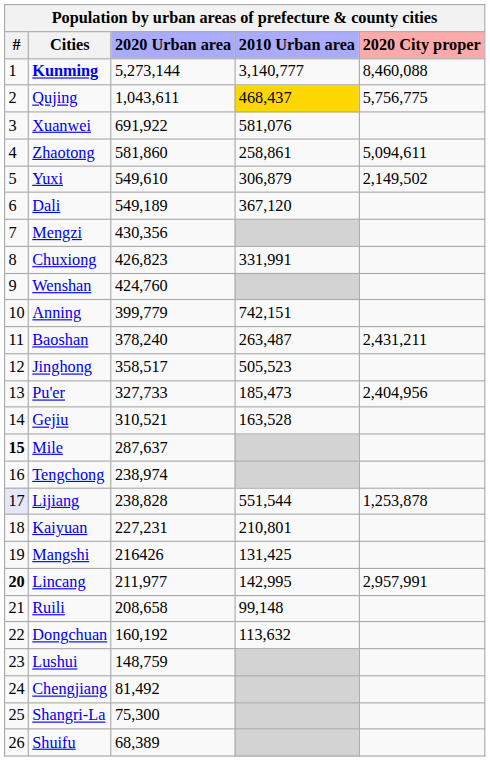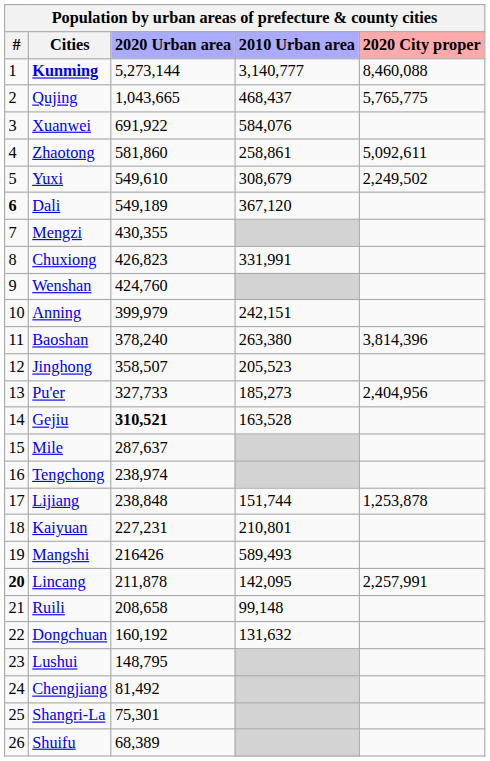(147, 98) 1,043,611 -> (147, 98) 1,043,665
(265, 98) gold background -> (265, 98) no background
(395, 98) 5,756,775 -> (395, 98) 5,765,775
(265, 125) 581,076 -> (265, 125) 584,076
(395, 152) 5,094,611 -> (395, 152) 5,092,611
(265, 179) 306,879 -> (265, 179) 308,679
(395, 179) 2,149,502 -> (395, 179) 2,249,502
(12, 206) normal -> (12, 206) bold
(141, 233) 430,356 -> (141, 233) 430,355
(141, 313) 399,779 -> (141, 313) 399,979
(265, 313) 742,151 -> (265, 313) 242,151
(265, 340) 263,487 -> (265, 340) 263,380
(395, 340) 2,431,211 -> (395, 340) 3,814,396
(141, 367) 358,517 -> (141, 367) 358,507
(265, 367) 505,523 -> (265, 367) 205,523
(265, 394) 185,473 -> (265, 394) 185,273
(141, 420) normal -> (141, 420) bold
(17, 447) bold -> (17, 447) normal
(17, 501) lavender background -> (17, 501) no background
(141, 501) 238,828 -> (141, 501) 238,848
(265, 501) 551,544 -> (265, 501) 151,744
(265, 555) 131,425 -> (265, 555) 589,493
(141, 581) 211,977 -> (141, 581) 211,878
(265, 581) 142,995 -> (265, 581) 142,095
(395, 581) 2,957,991 -> (395, 581) 2,257,991
(265, 635) 113,632 -> (265, 635) 131,632
(141, 662) 148,759 -> (141, 662) 148,795
(137, 716) 75,300 -> (137, 716) 75,301
